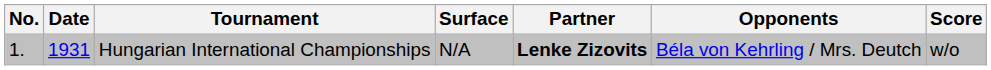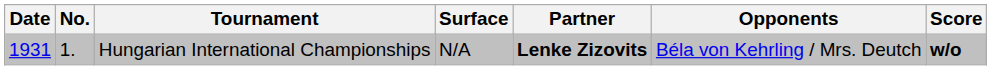columns swapped: (24, 19) <-> (69, 19)
(945, 49) normal -> (946, 49) bold
